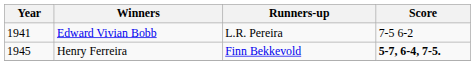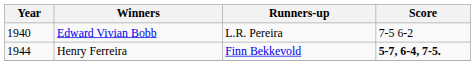(19, 32) 1941 -> (19, 32) 1940
(19, 51) 1945 -> (19, 51) 1944
